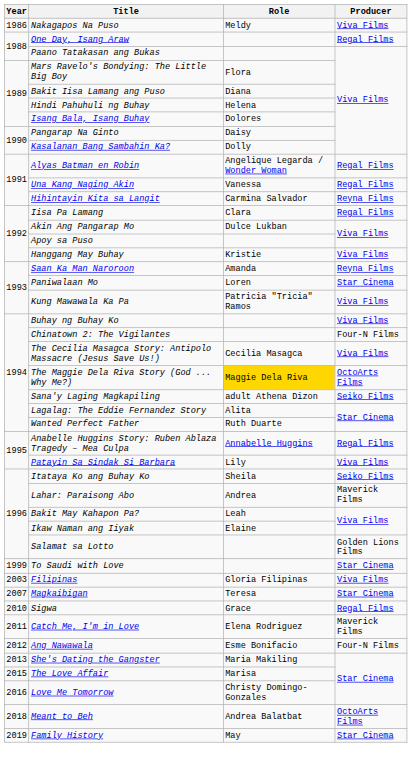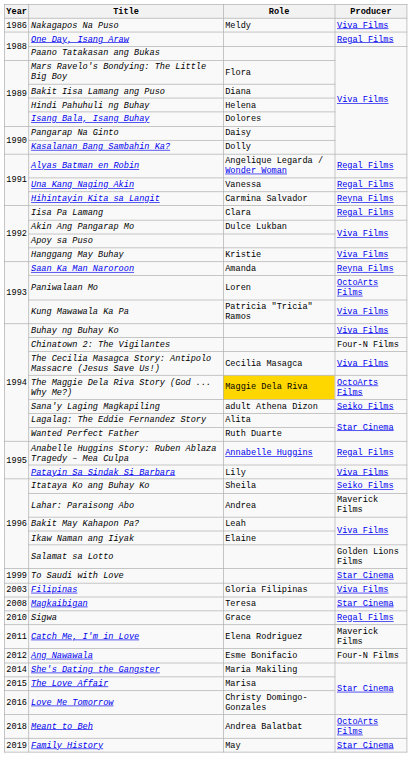(365, 283) Star Cinema -> (358, 288) OctoArts Films
(17, 594) 2007 -> (17, 604) 2008
(17, 660) 2013 -> (17, 670) 2014
